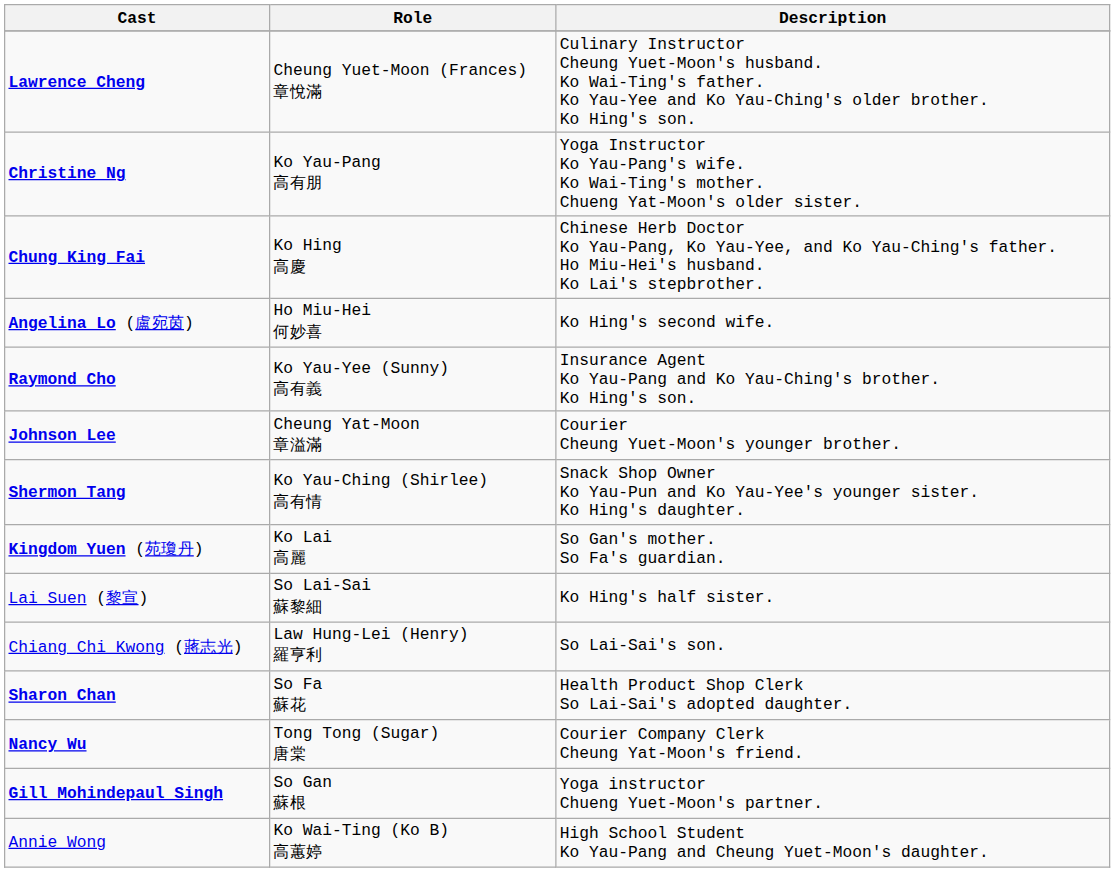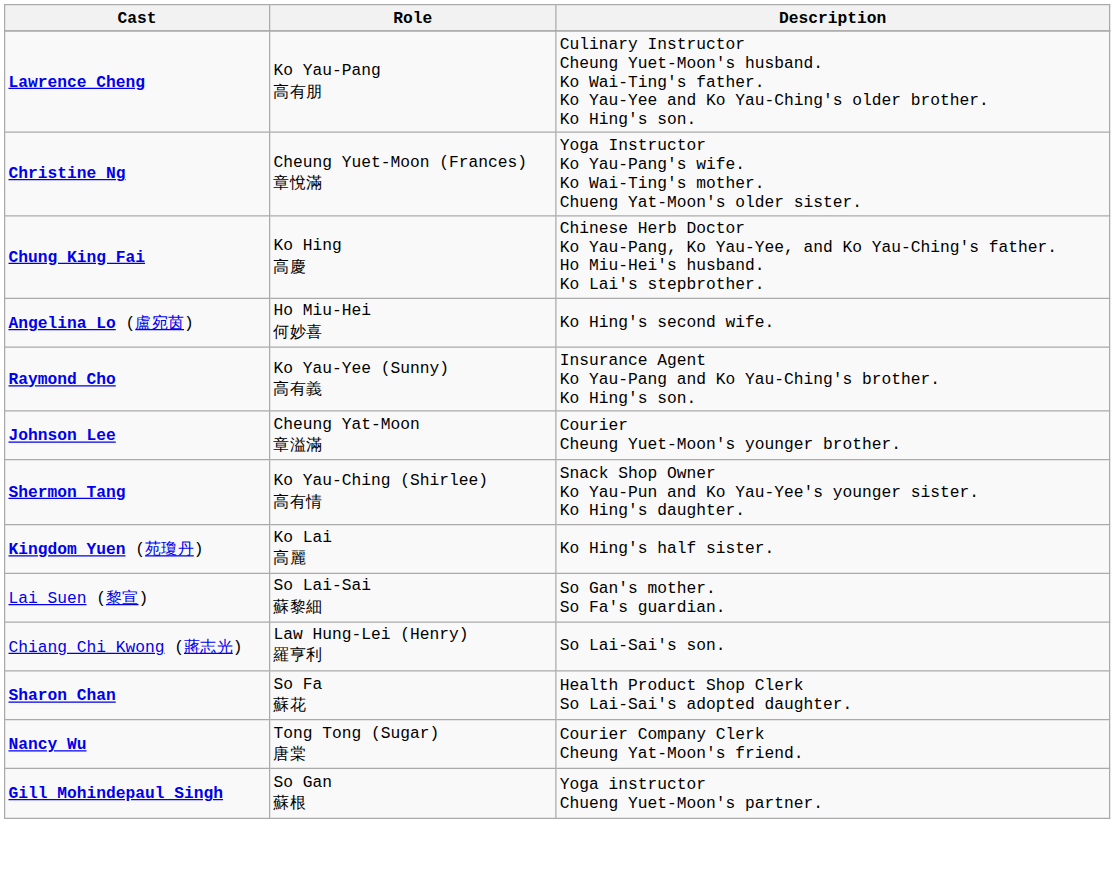(400, 81) Cheung Yuet-Moon (Frances) 章悅滿 -> (327, 81) Ko Yau-Pang 高有朋
(327, 173) Ko Yau-Pang 高有朋 -> (400, 173) Cheung Yuet-Moon (Frances) 章悅滿
(643, 548) So Gan's mother. So Fa's guardian. -> (667, 548) Ko Hing's half sister.
(667, 597) Ko Hing's half sister. -> (643, 597) So Gan's mother. So Fa's guardian.
- row: (57, 842)
